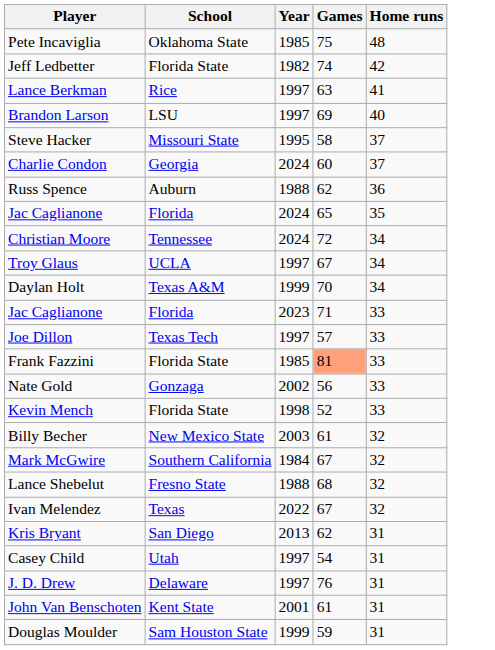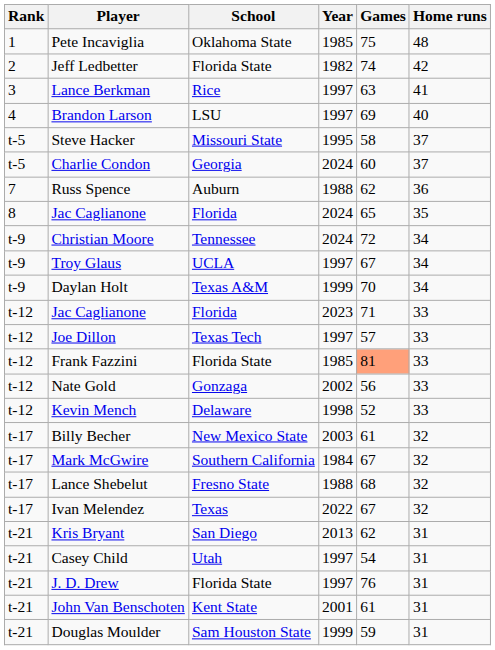+ column: (26, 16)
(188, 410) Florida State -> (222, 410) Delaware
(178, 582) Delaware -> (232, 582) Florida State
